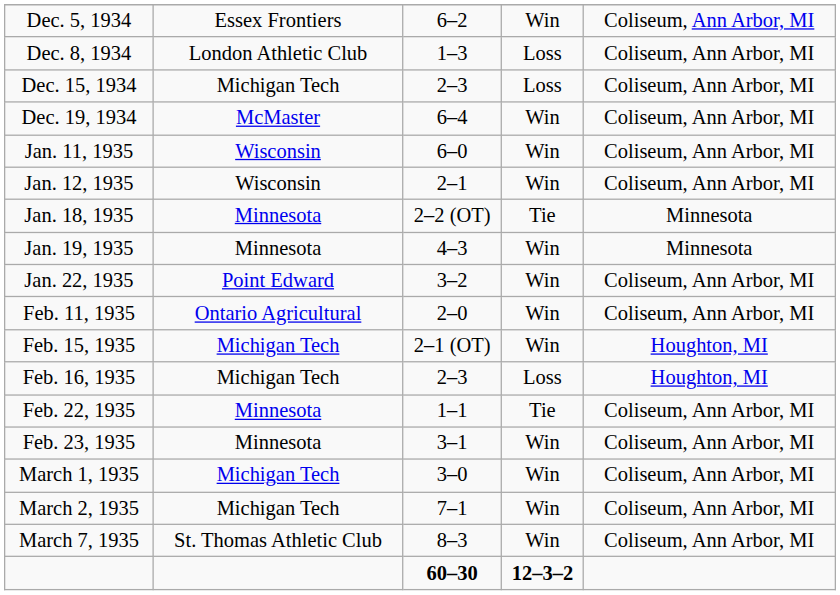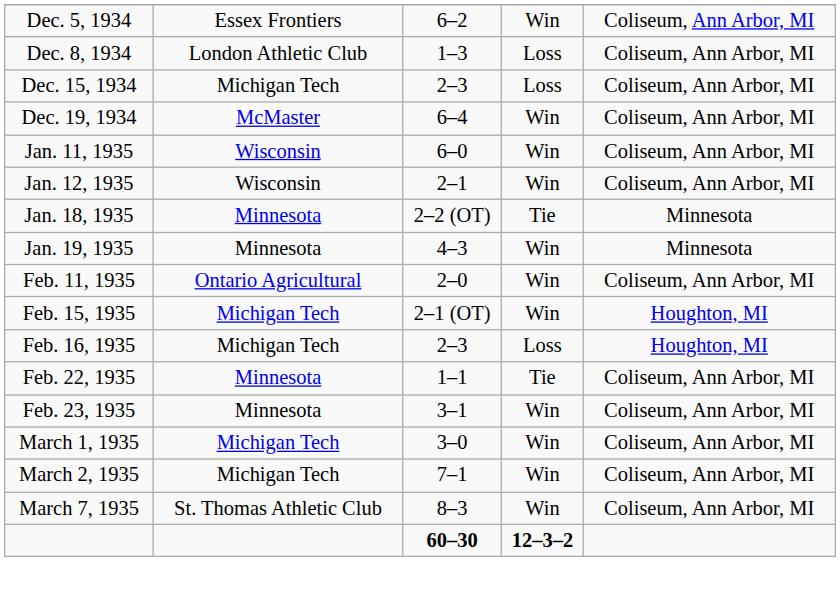- row: (79, 280)
